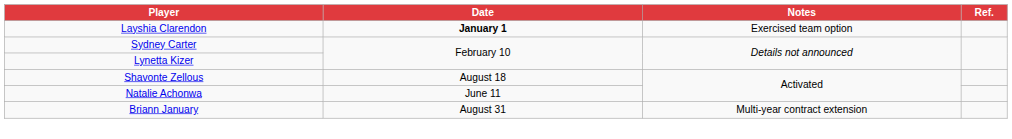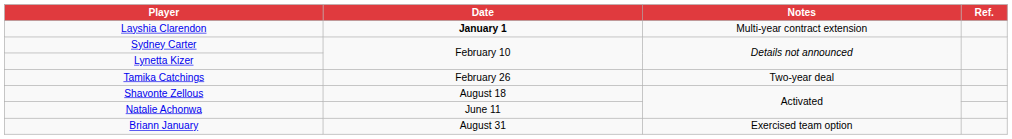(802, 28) Exercised team option -> (802, 28) Multi-year contract extension
+ row: (164, 77)
(802, 110) Multi-year contract extension -> (802, 126) Exercised team option
